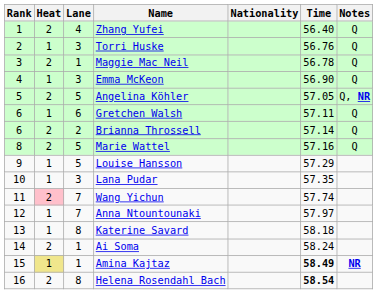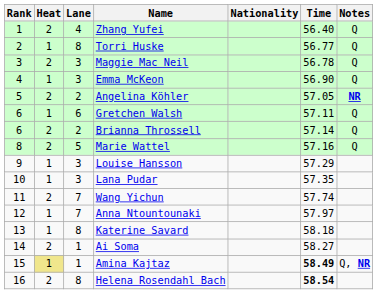(78, 46) 3 -> (78, 46) 8
(319, 46) 56.76 -> (319, 46) 56.77
(78, 63) 1 -> (78, 63) 3
(78, 96) 5 -> (78, 96) 2
(355, 96) Q, NR -> (355, 96) NR
(78, 163) 5 -> (78, 163) 3
(49, 197) pink background -> (49, 197) no background
(319, 247) 58.24 -> (319, 247) 58.27
(355, 264) NR -> (355, 264) Q, NR
